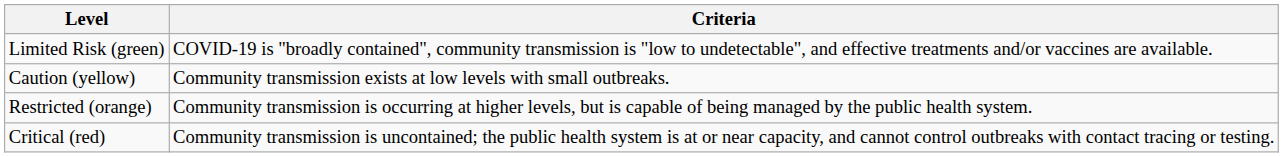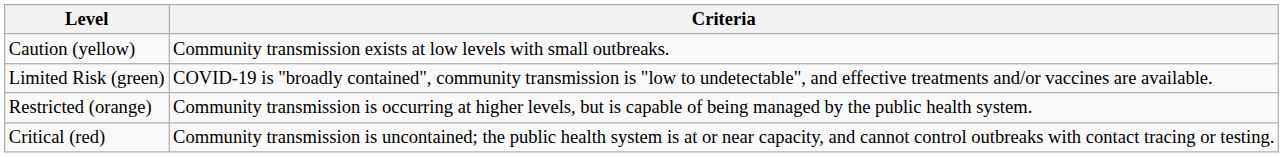rows swapped: (87, 48) <-> (72, 78)
